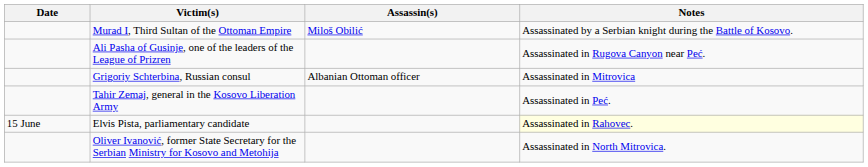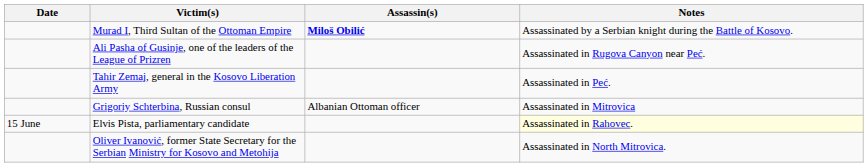(335, 30) normal -> (336, 30) bold
rows swapped: (172, 77) <-> (194, 100)
